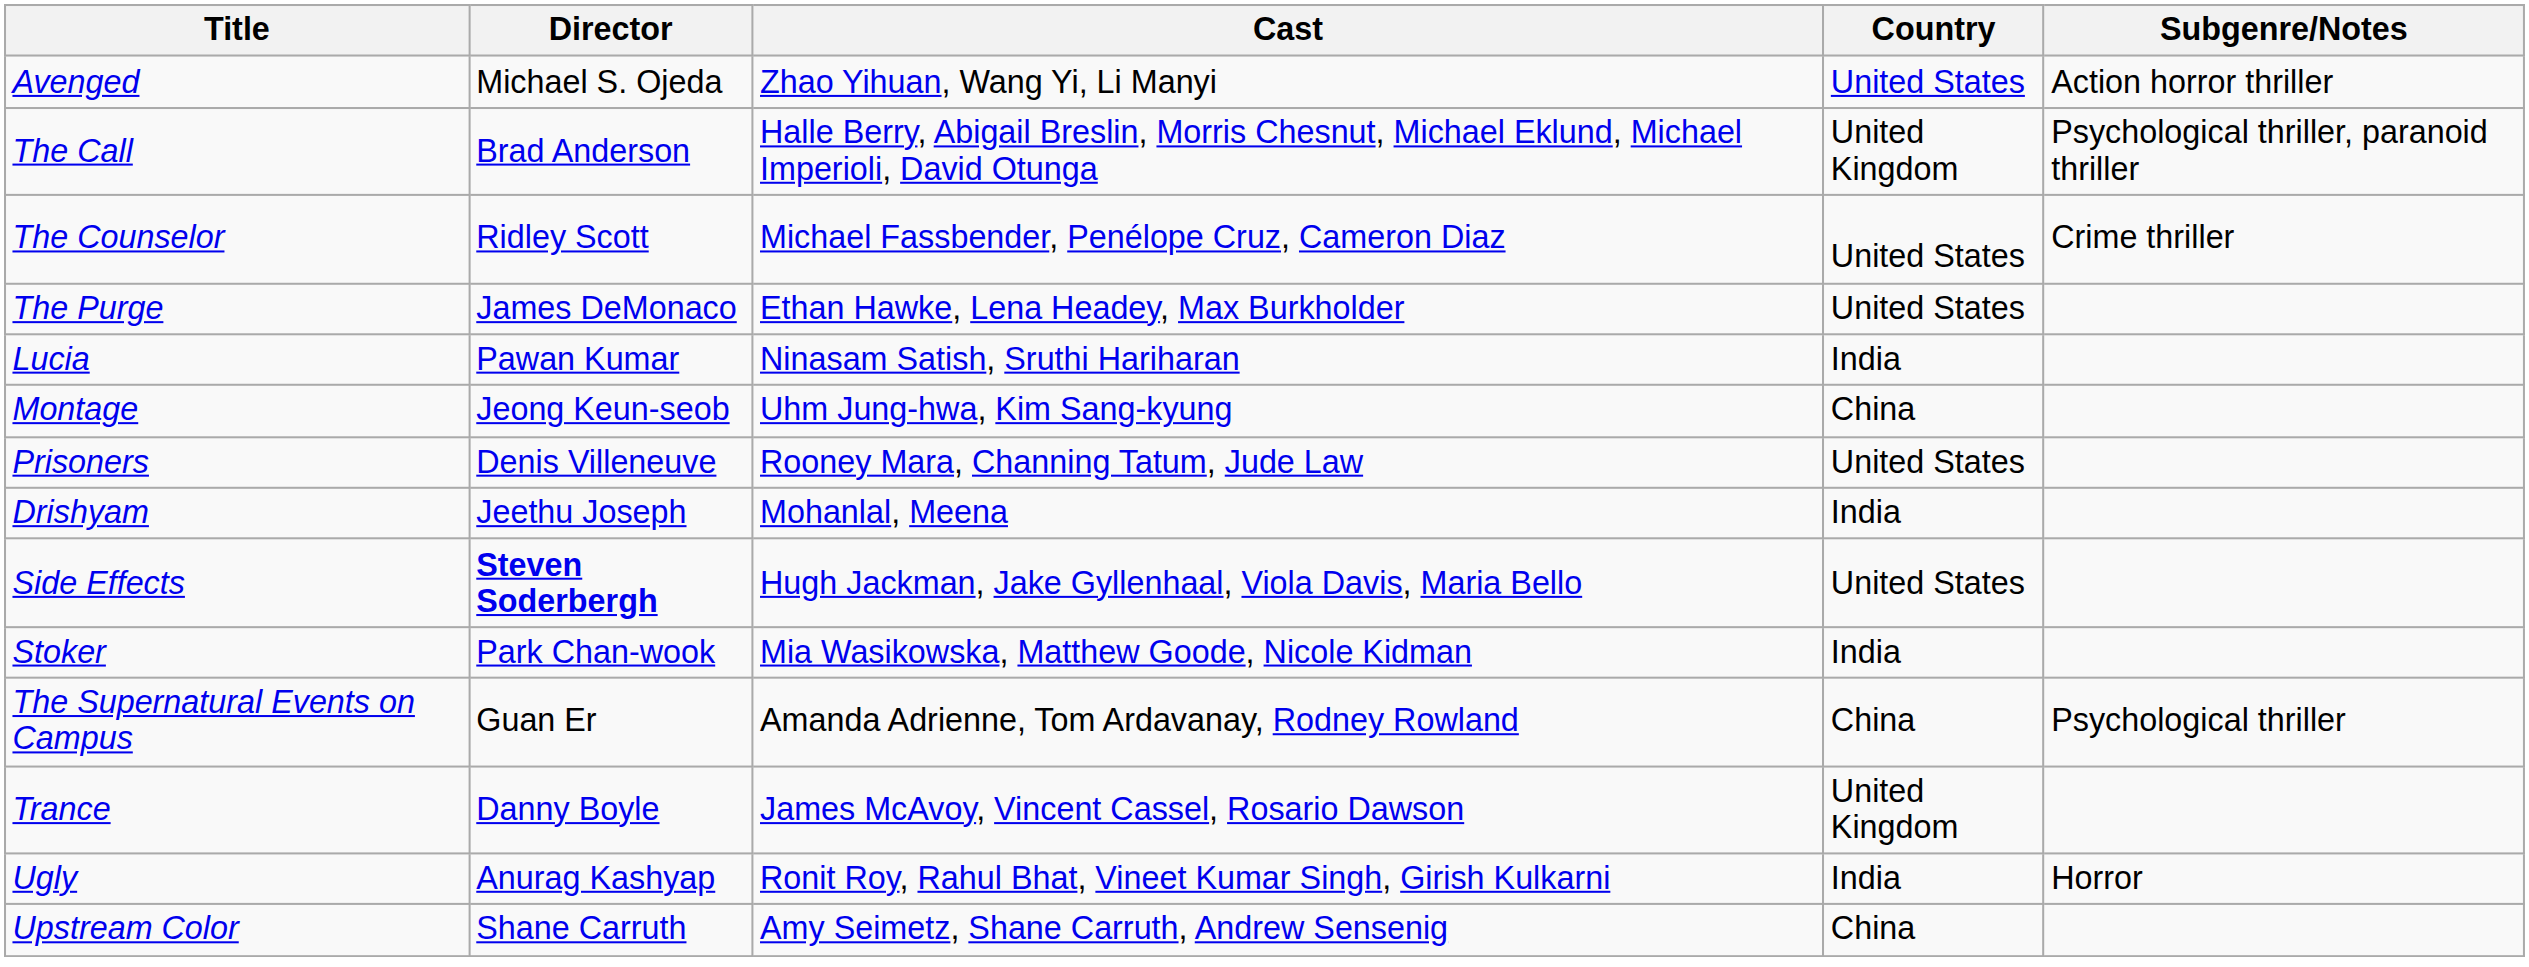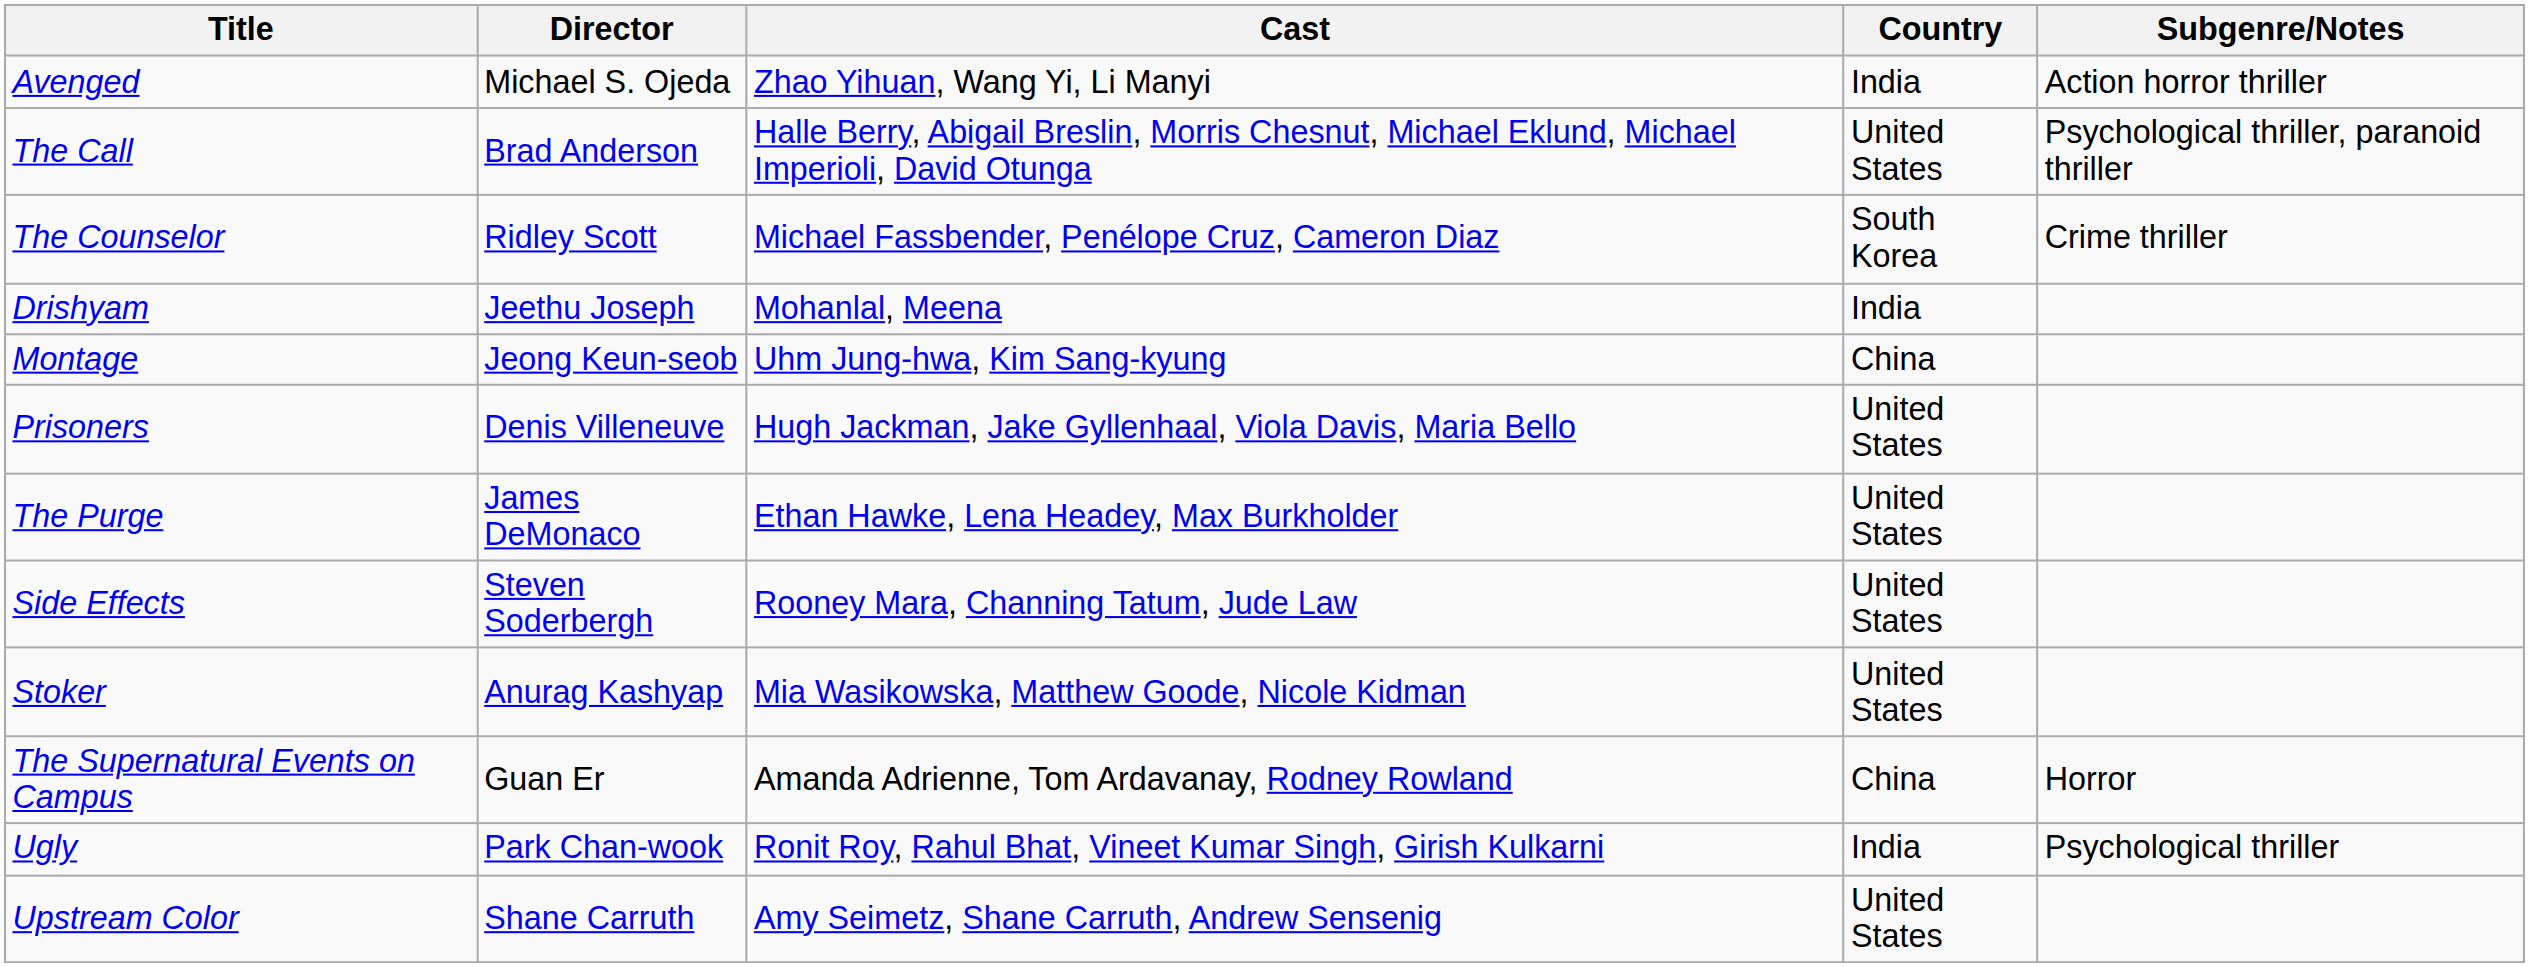(1928, 81) United States -> (1886, 81) India
(1895, 150) United Kingdom -> (1898, 150) United States
(1928, 256) United States -> (1894, 238) South Korea
rows swapped: (81, 512) <-> (88, 307)
- row: (51, 359)
(1062, 461) Rooney Mara, Channing Tatum, Jude Law -> (1165, 428) Hugh Jackman, Jake Gyllenhaal, Viola Davis, Maria Bello
(567, 582) bold -> (569, 603) normal
(1171, 582) Hugh Jackman, Jake Gyllenhaal, Viola Davis, Maria Bello -> (1055, 603) Rooney Mara, Channing Tatum, Jude Law
(596, 651) Park Chan-wook -> (604, 691) Anurag Kashyap
(1866, 651) India -> (1898, 691) United States
(2199, 721) Psychological thriller -> (2090, 779) Horror
- row: (62, 808)
(596, 878) Anurag Kashyap -> (604, 848) Park Chan-wook
(2097, 878) Horror -> (2192, 848) Psychological thriller
(1873, 929) China -> (1898, 917) United States
